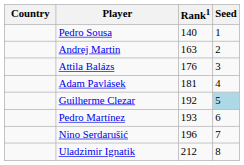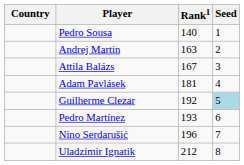(189, 66) 176 -> (189, 66) 167
